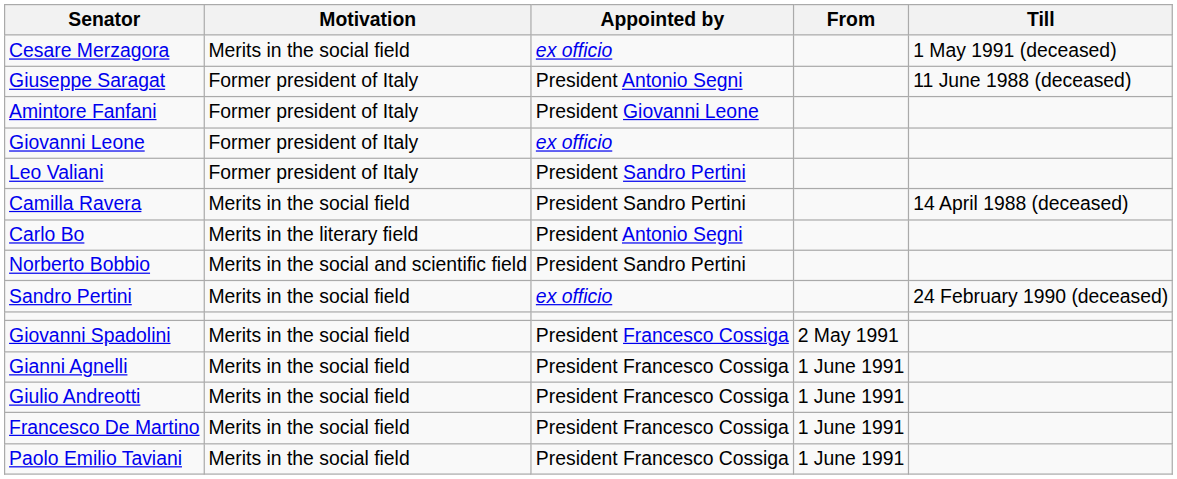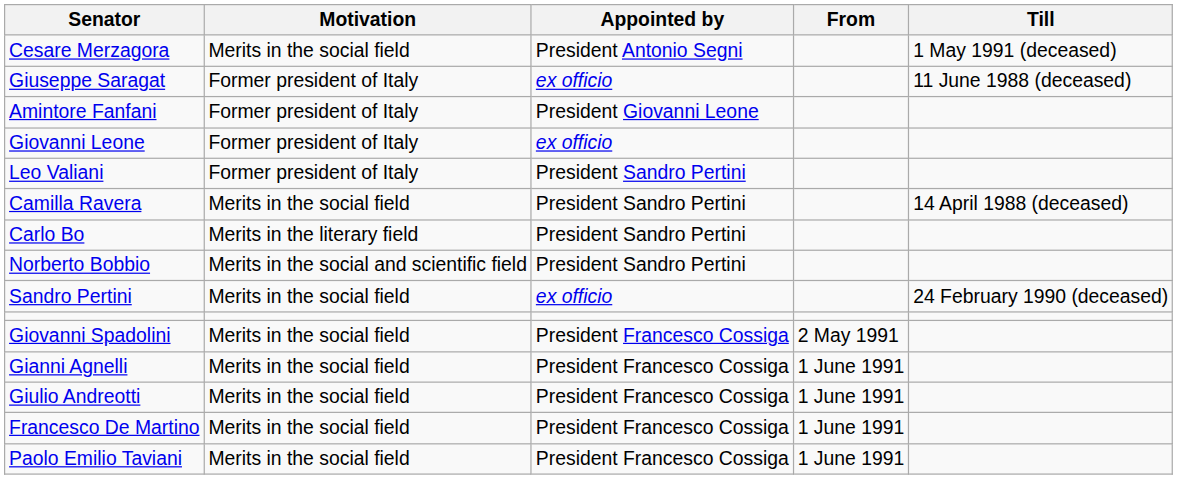(574, 50) ex officio -> (639, 50) President Antonio Segni
(639, 81) President Antonio Segni -> (574, 81) ex officio
(639, 234) President Antonio Segni -> (641, 234) President Sandro Pertini
